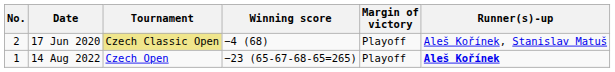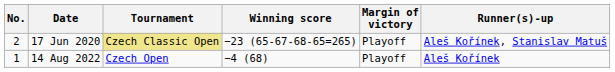(246, 42) −4 (68) -> (291, 42) −23 (65-67-68-65=265)
(291, 59) −23 (65-67-68-65=265) -> (246, 59) −4 (68)
(462, 59) bold -> (462, 59) normal
